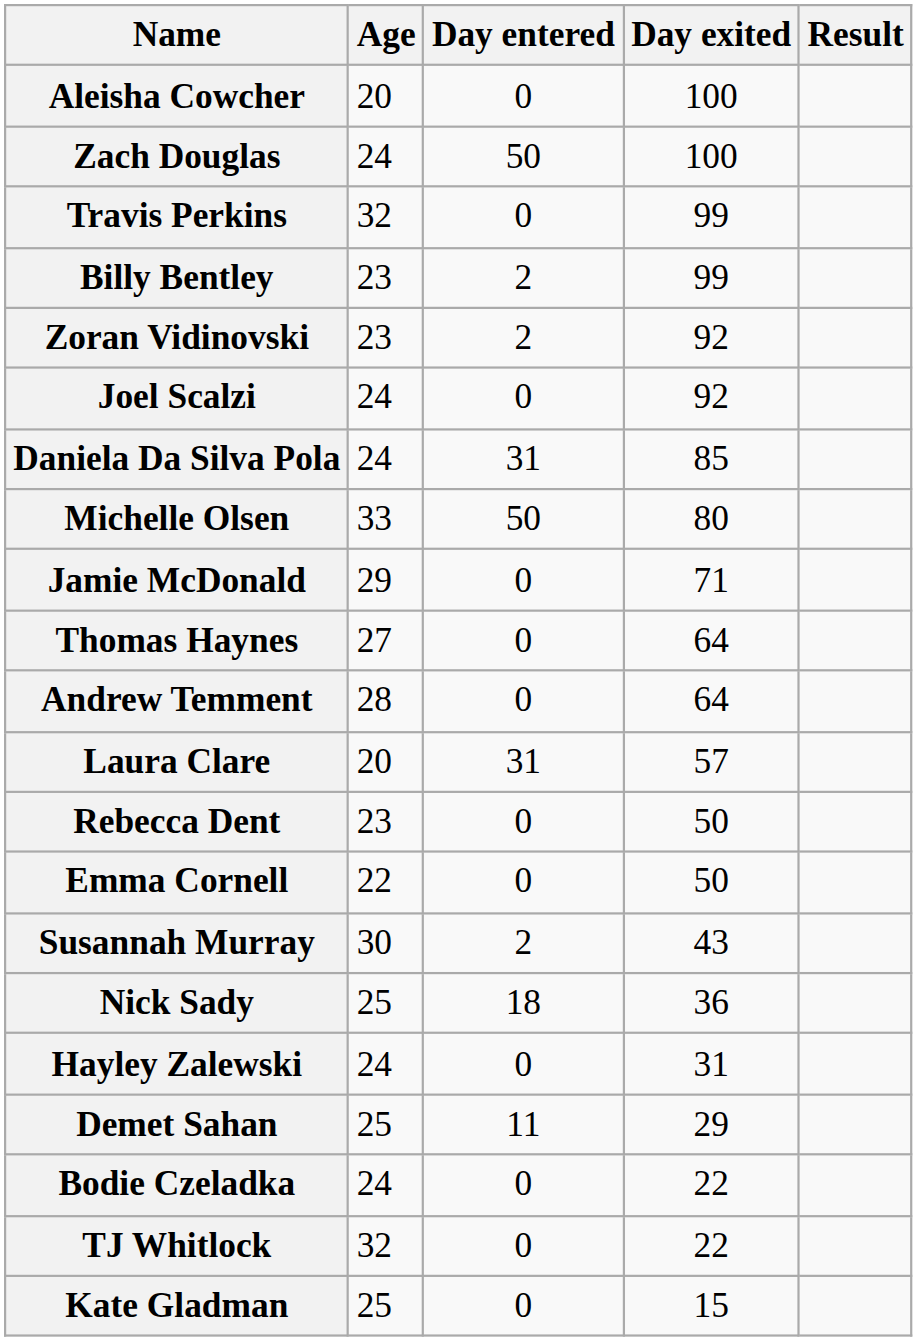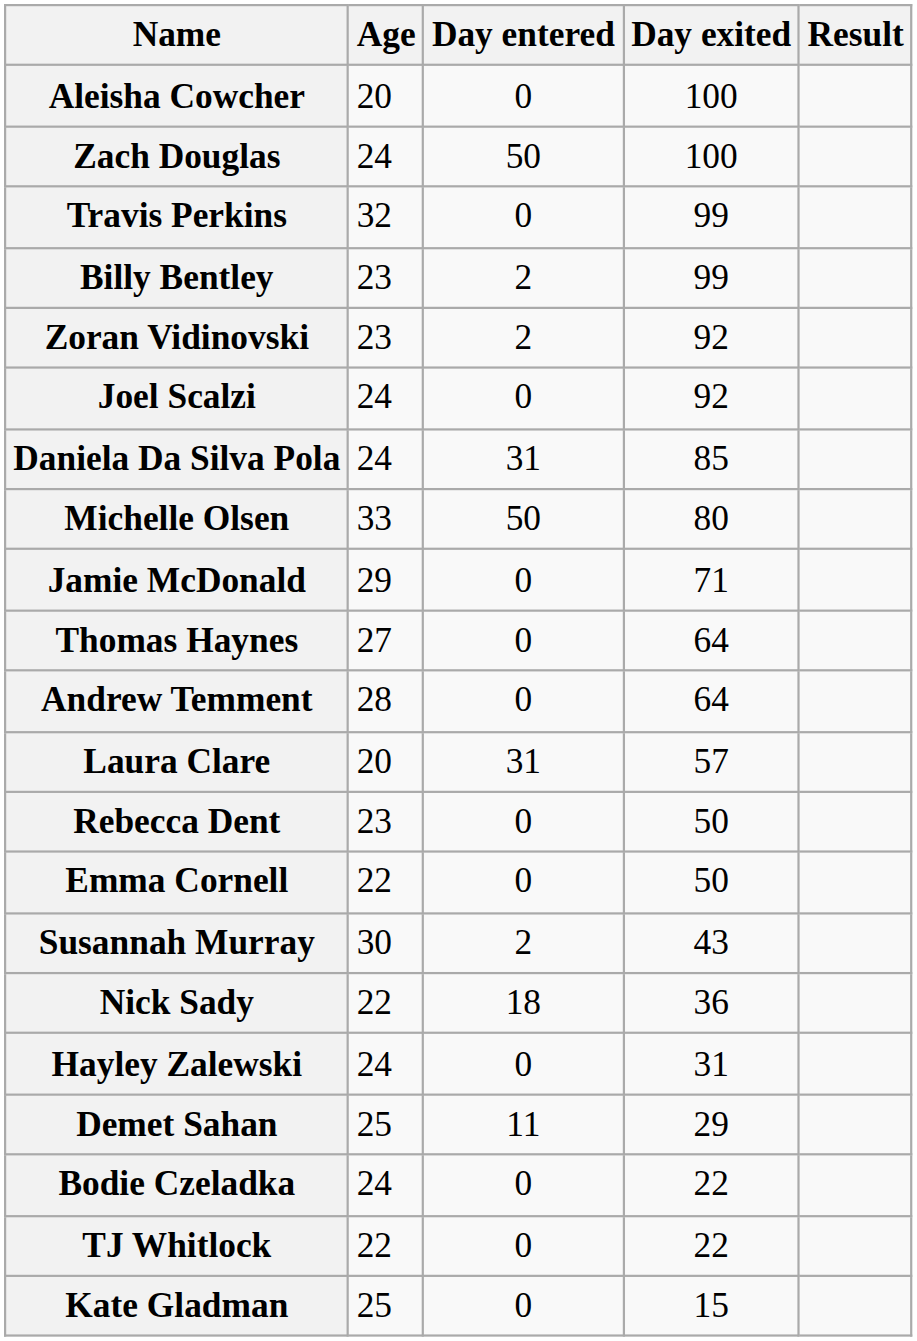(374, 1002) 25 -> (374, 1002) 22
(374, 1244) 32 -> (374, 1244) 22
